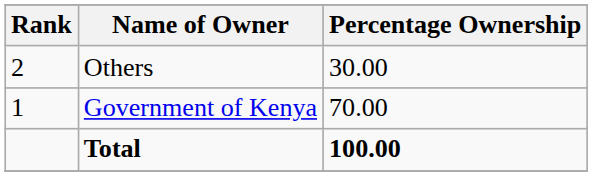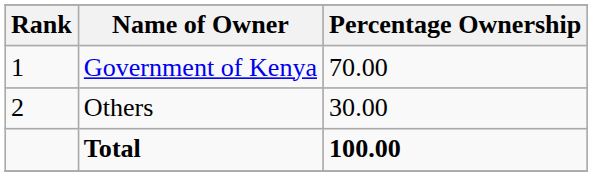rows swapped: (200, 107) <-> (119, 66)
